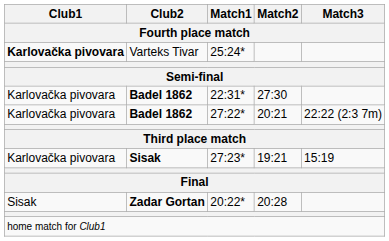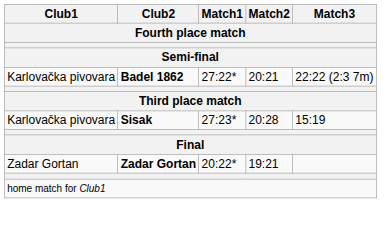- row: (228, 52)
- row: (228, 95)
(272, 158) 19:21 -> (264, 120) 20:28
(22, 201) Sisak -> (43, 163) Zadar Gortan
(272, 201) 20:28 -> (264, 163) 19:21
